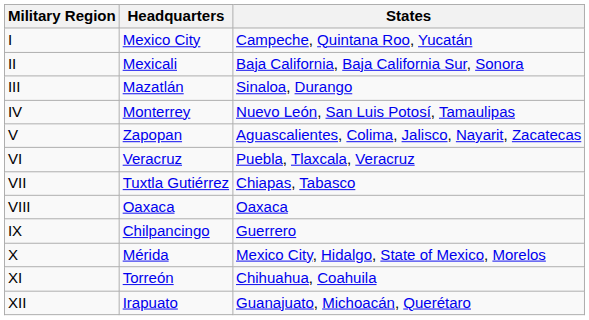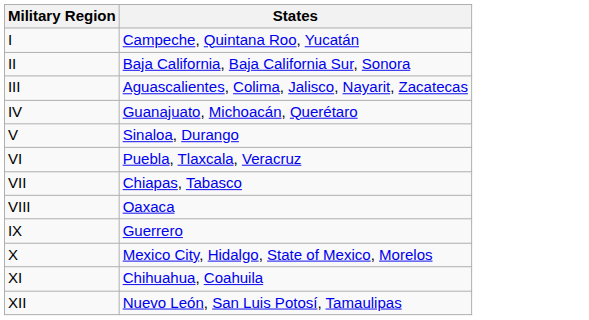- column: (176, 16)
(294, 87) Sinaloa, Durango -> (295, 87) Aguascalientes, Colima, Jalisco, Nayarit, Zacatecas
(376, 111) Nuevo León, San Luis Potosí, Tamaulipas -> (240, 111) Guanajuato, Michoacán, Querétaro
(409, 135) Aguascalientes, Colima, Jalisco, Nayarit, Zacatecas -> (181, 135) Sinaloa, Durango
(354, 302) Guanajuato, Michoacán, Querétaro -> (262, 302) Nuevo León, San Luis Potosí, Tamaulipas
